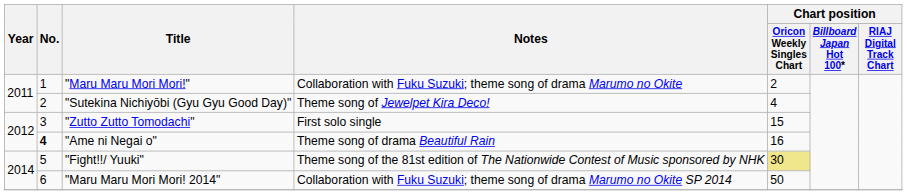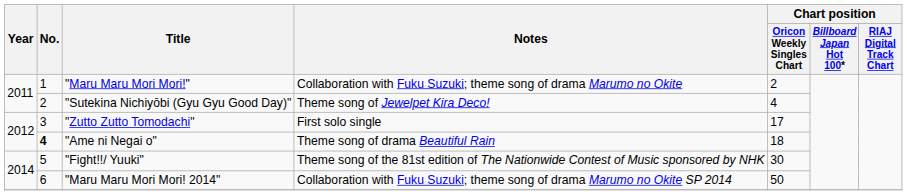(777, 122) 15 -> (777, 122) 17
(777, 141) 16 -> (777, 141) 18
(777, 160) khaki background -> (777, 160) no background
